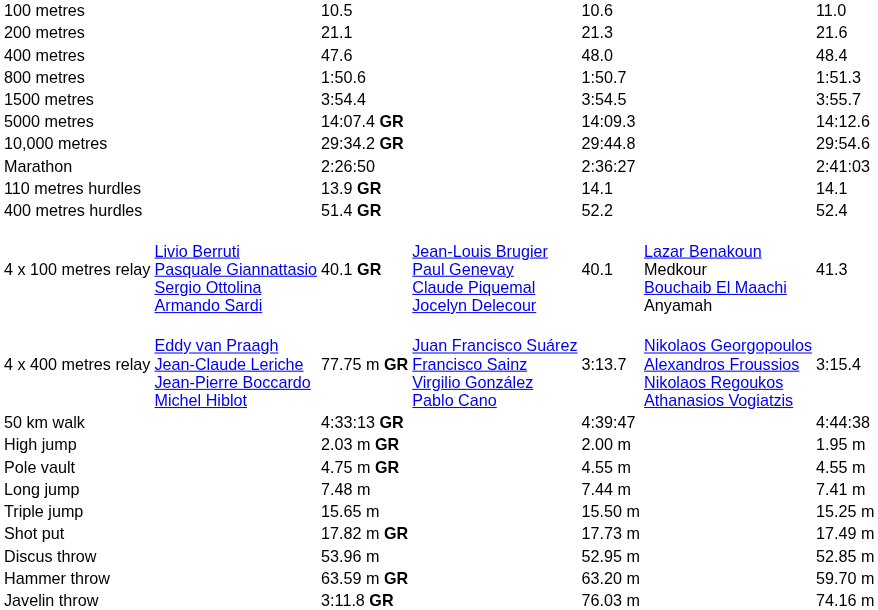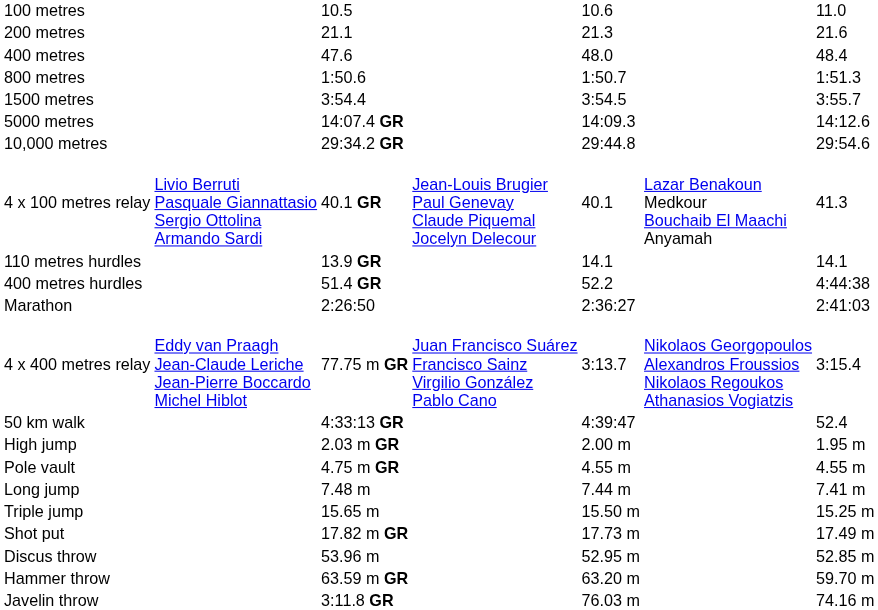rows swapped: (38, 166) <-> (77, 269)
(832, 211) 52.4 -> (843, 283) 4:44:38
(843, 423) 4:44:38 -> (832, 423) 52.4
